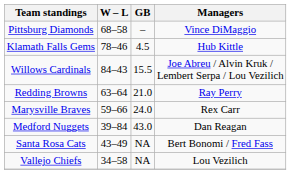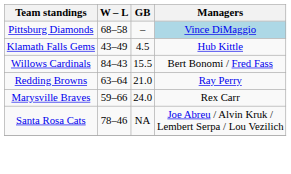(220, 30) no background -> (220, 30) lightblue background
(114, 47) 78–46 -> (114, 47) 43–49
(220, 70) Joe Abreu / Alvin Kruk / Lembert Serpa / Lou Vezilich -> (220, 64) Bert Bonomi / Fred Fass
- row: (51, 127)
(114, 144) 43–49 -> (114, 121) 78–46
(220, 144) Bert Bonomi / Fred Fass -> (220, 121) Joe Abreu / Alvin Kruk / Lembert Serpa / Lou Vezilich
- row: (51, 161)
